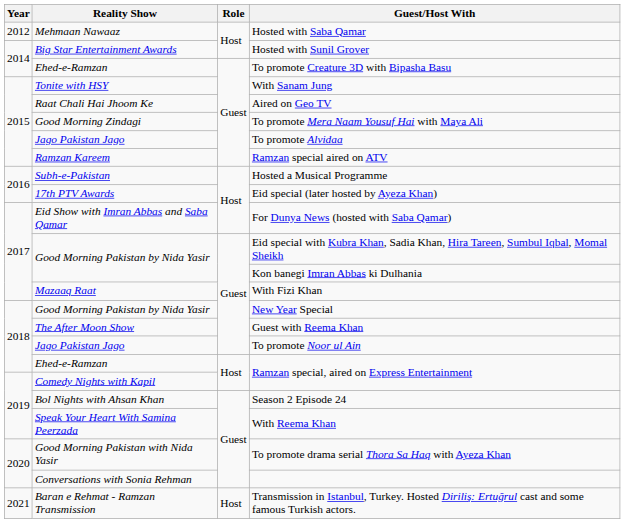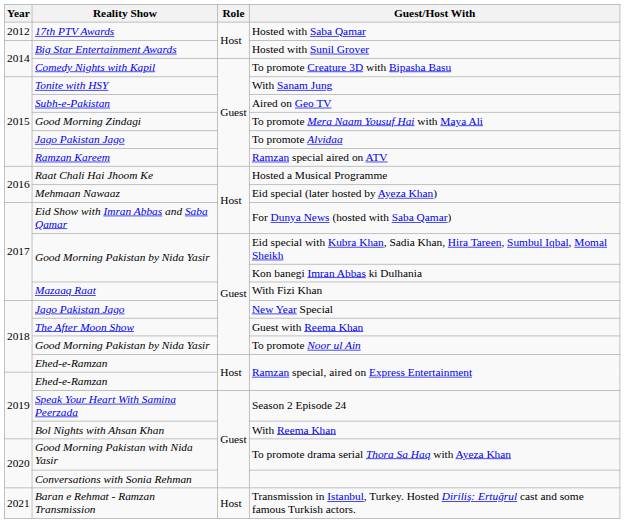(77, 31) Mehmaan Nawaaz -> (75, 31) 17th PTV Awards
(71, 67) Ehed-e-Ramzan -> (95, 67) Comedy Nights with Kapil
(94, 103) Raat Chali Hai Jhoom Ke -> (72, 103) Subh-e-Pakistan
(72, 175) Subh-e-Pakistan -> (94, 175) Raat Chali Hai Jhoom Ke
(75, 193) 17th PTV Awards -> (77, 193) Mehmaan Nawaaz
(122, 309) Good Morning Pakistan by Nida Yasir -> (80, 309) Jago Pakistan Jago
(80, 345) Jago Pakistan Jago -> (122, 345) Good Morning Pakistan by Nida Yasir
(95, 381) Comedy Nights with Kapil -> (71, 381) Ehed-e-Ramzan
(100, 399) Bol Nights with Ahsan Khan -> (105, 405) Speak Your Heart With Samina Peerzada
(105, 423) Speak Your Heart With Samina Peerzada -> (100, 430) Bol Nights with Ahsan Khan
